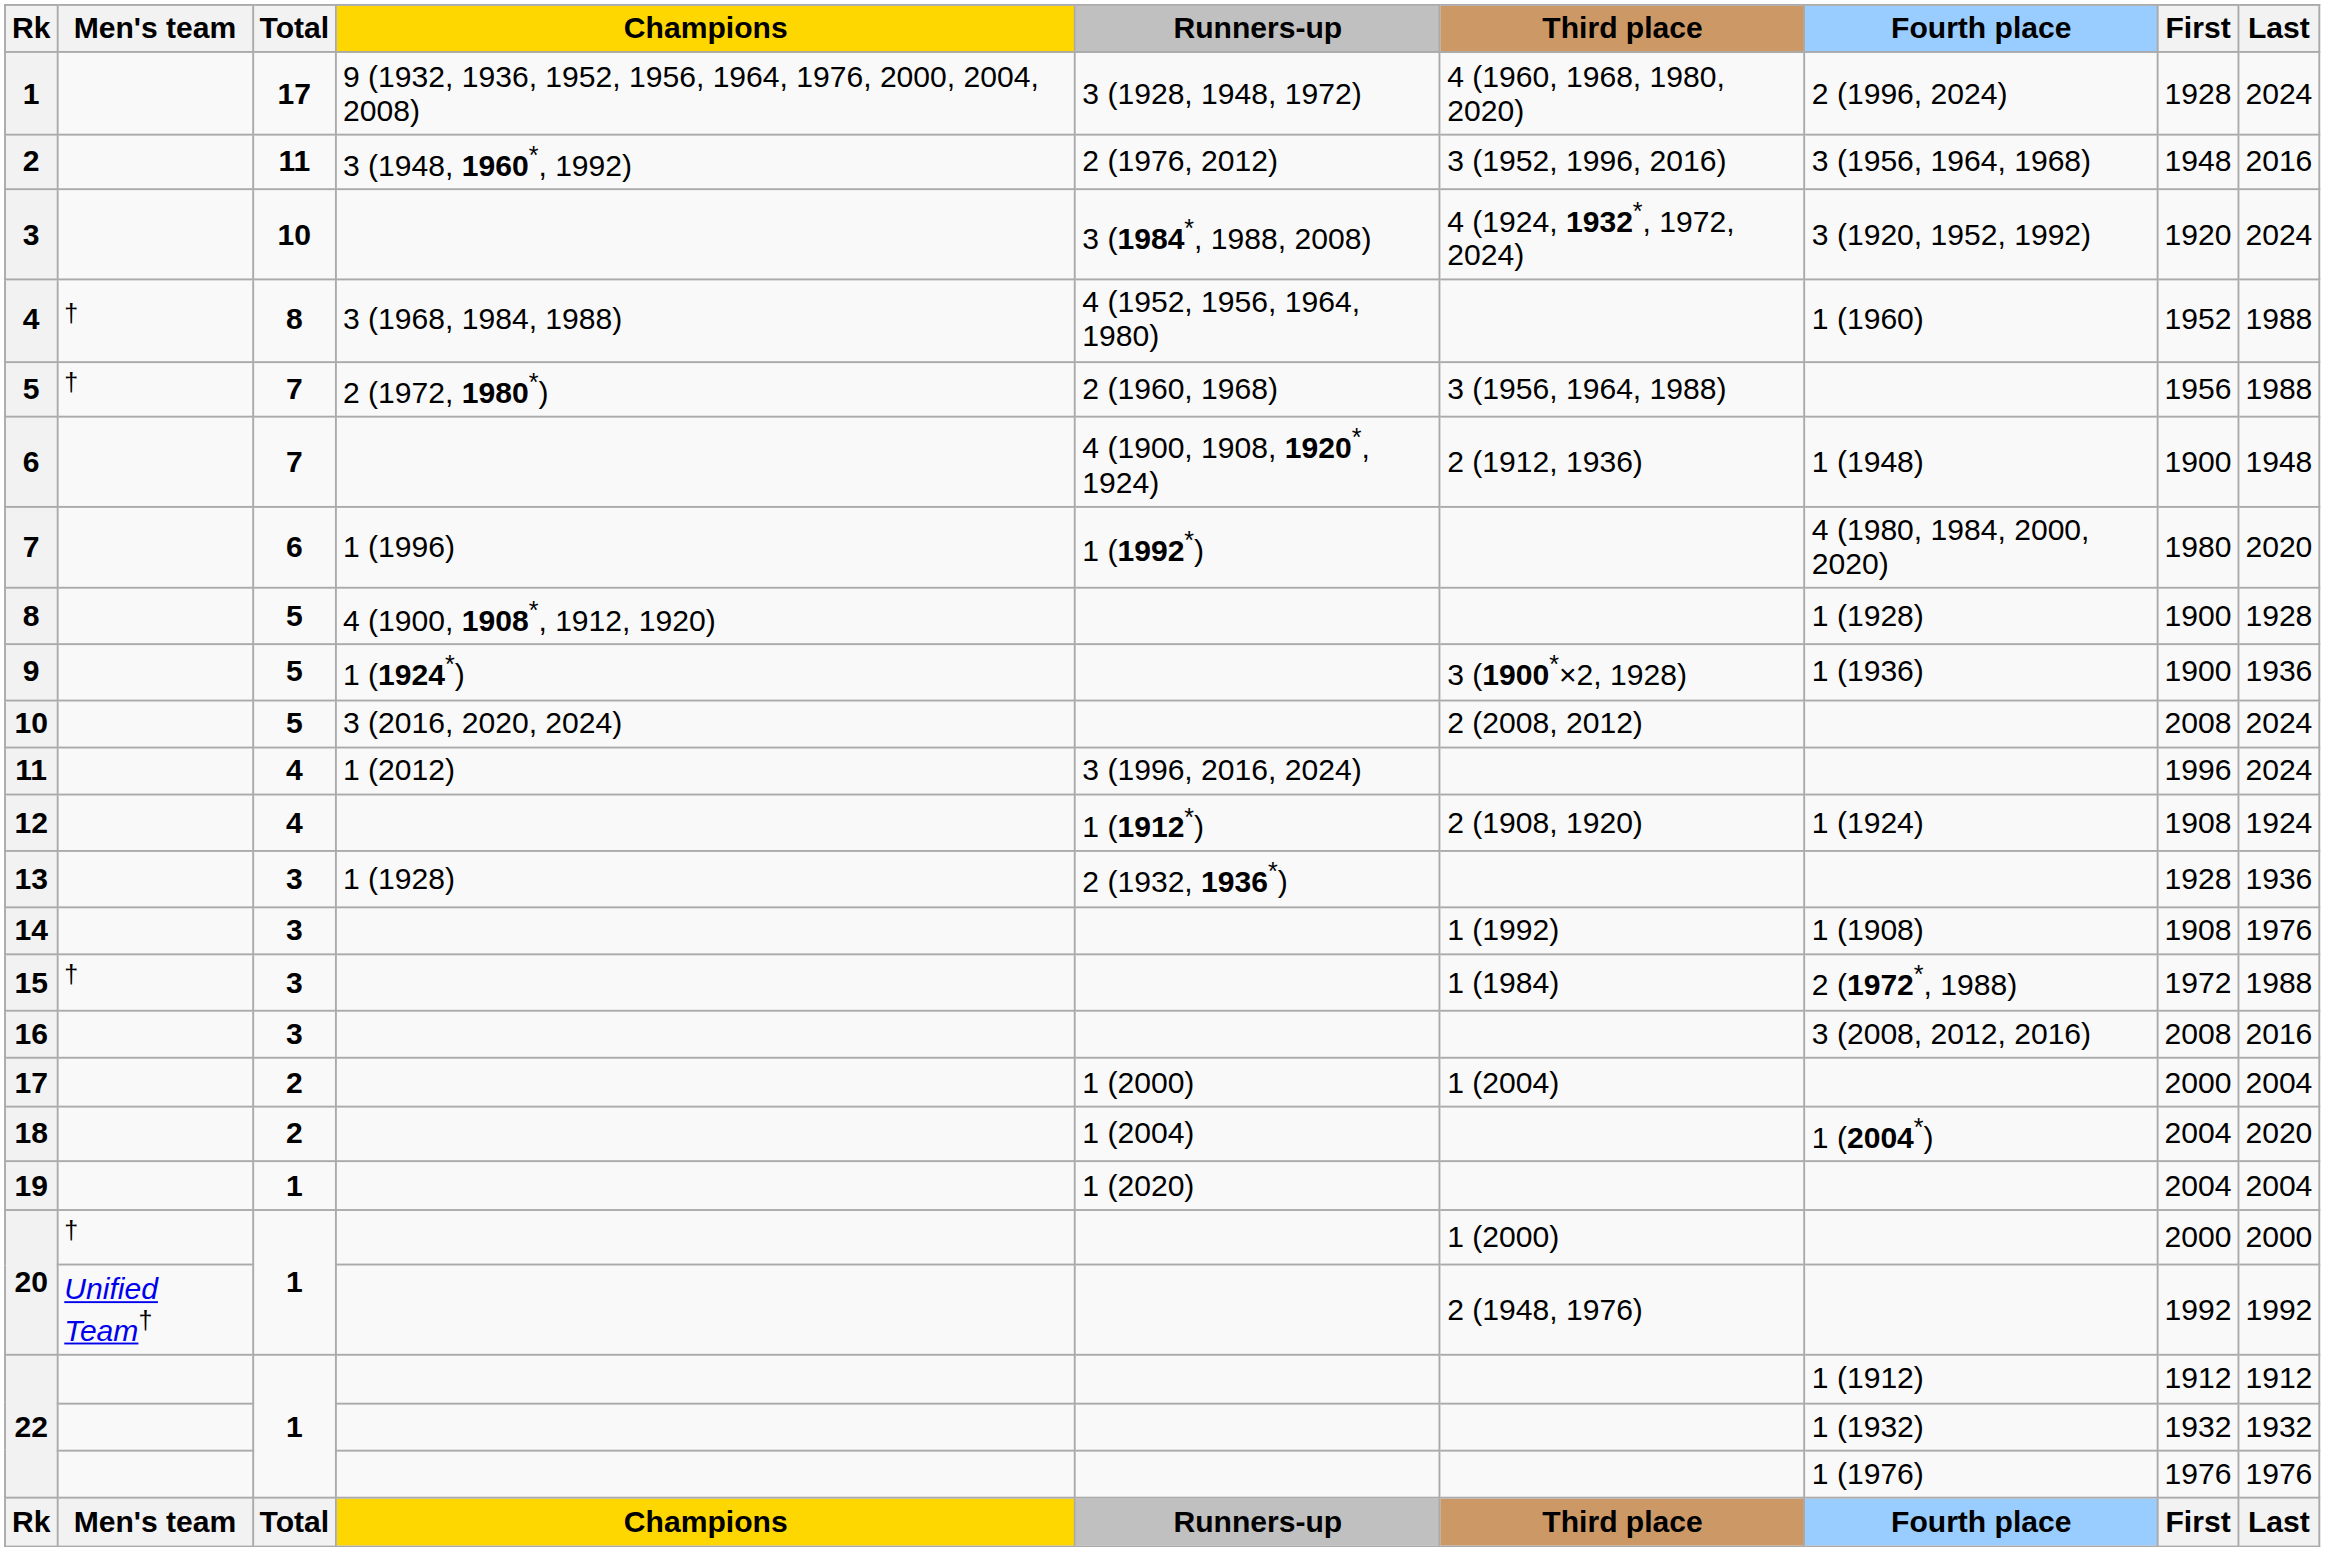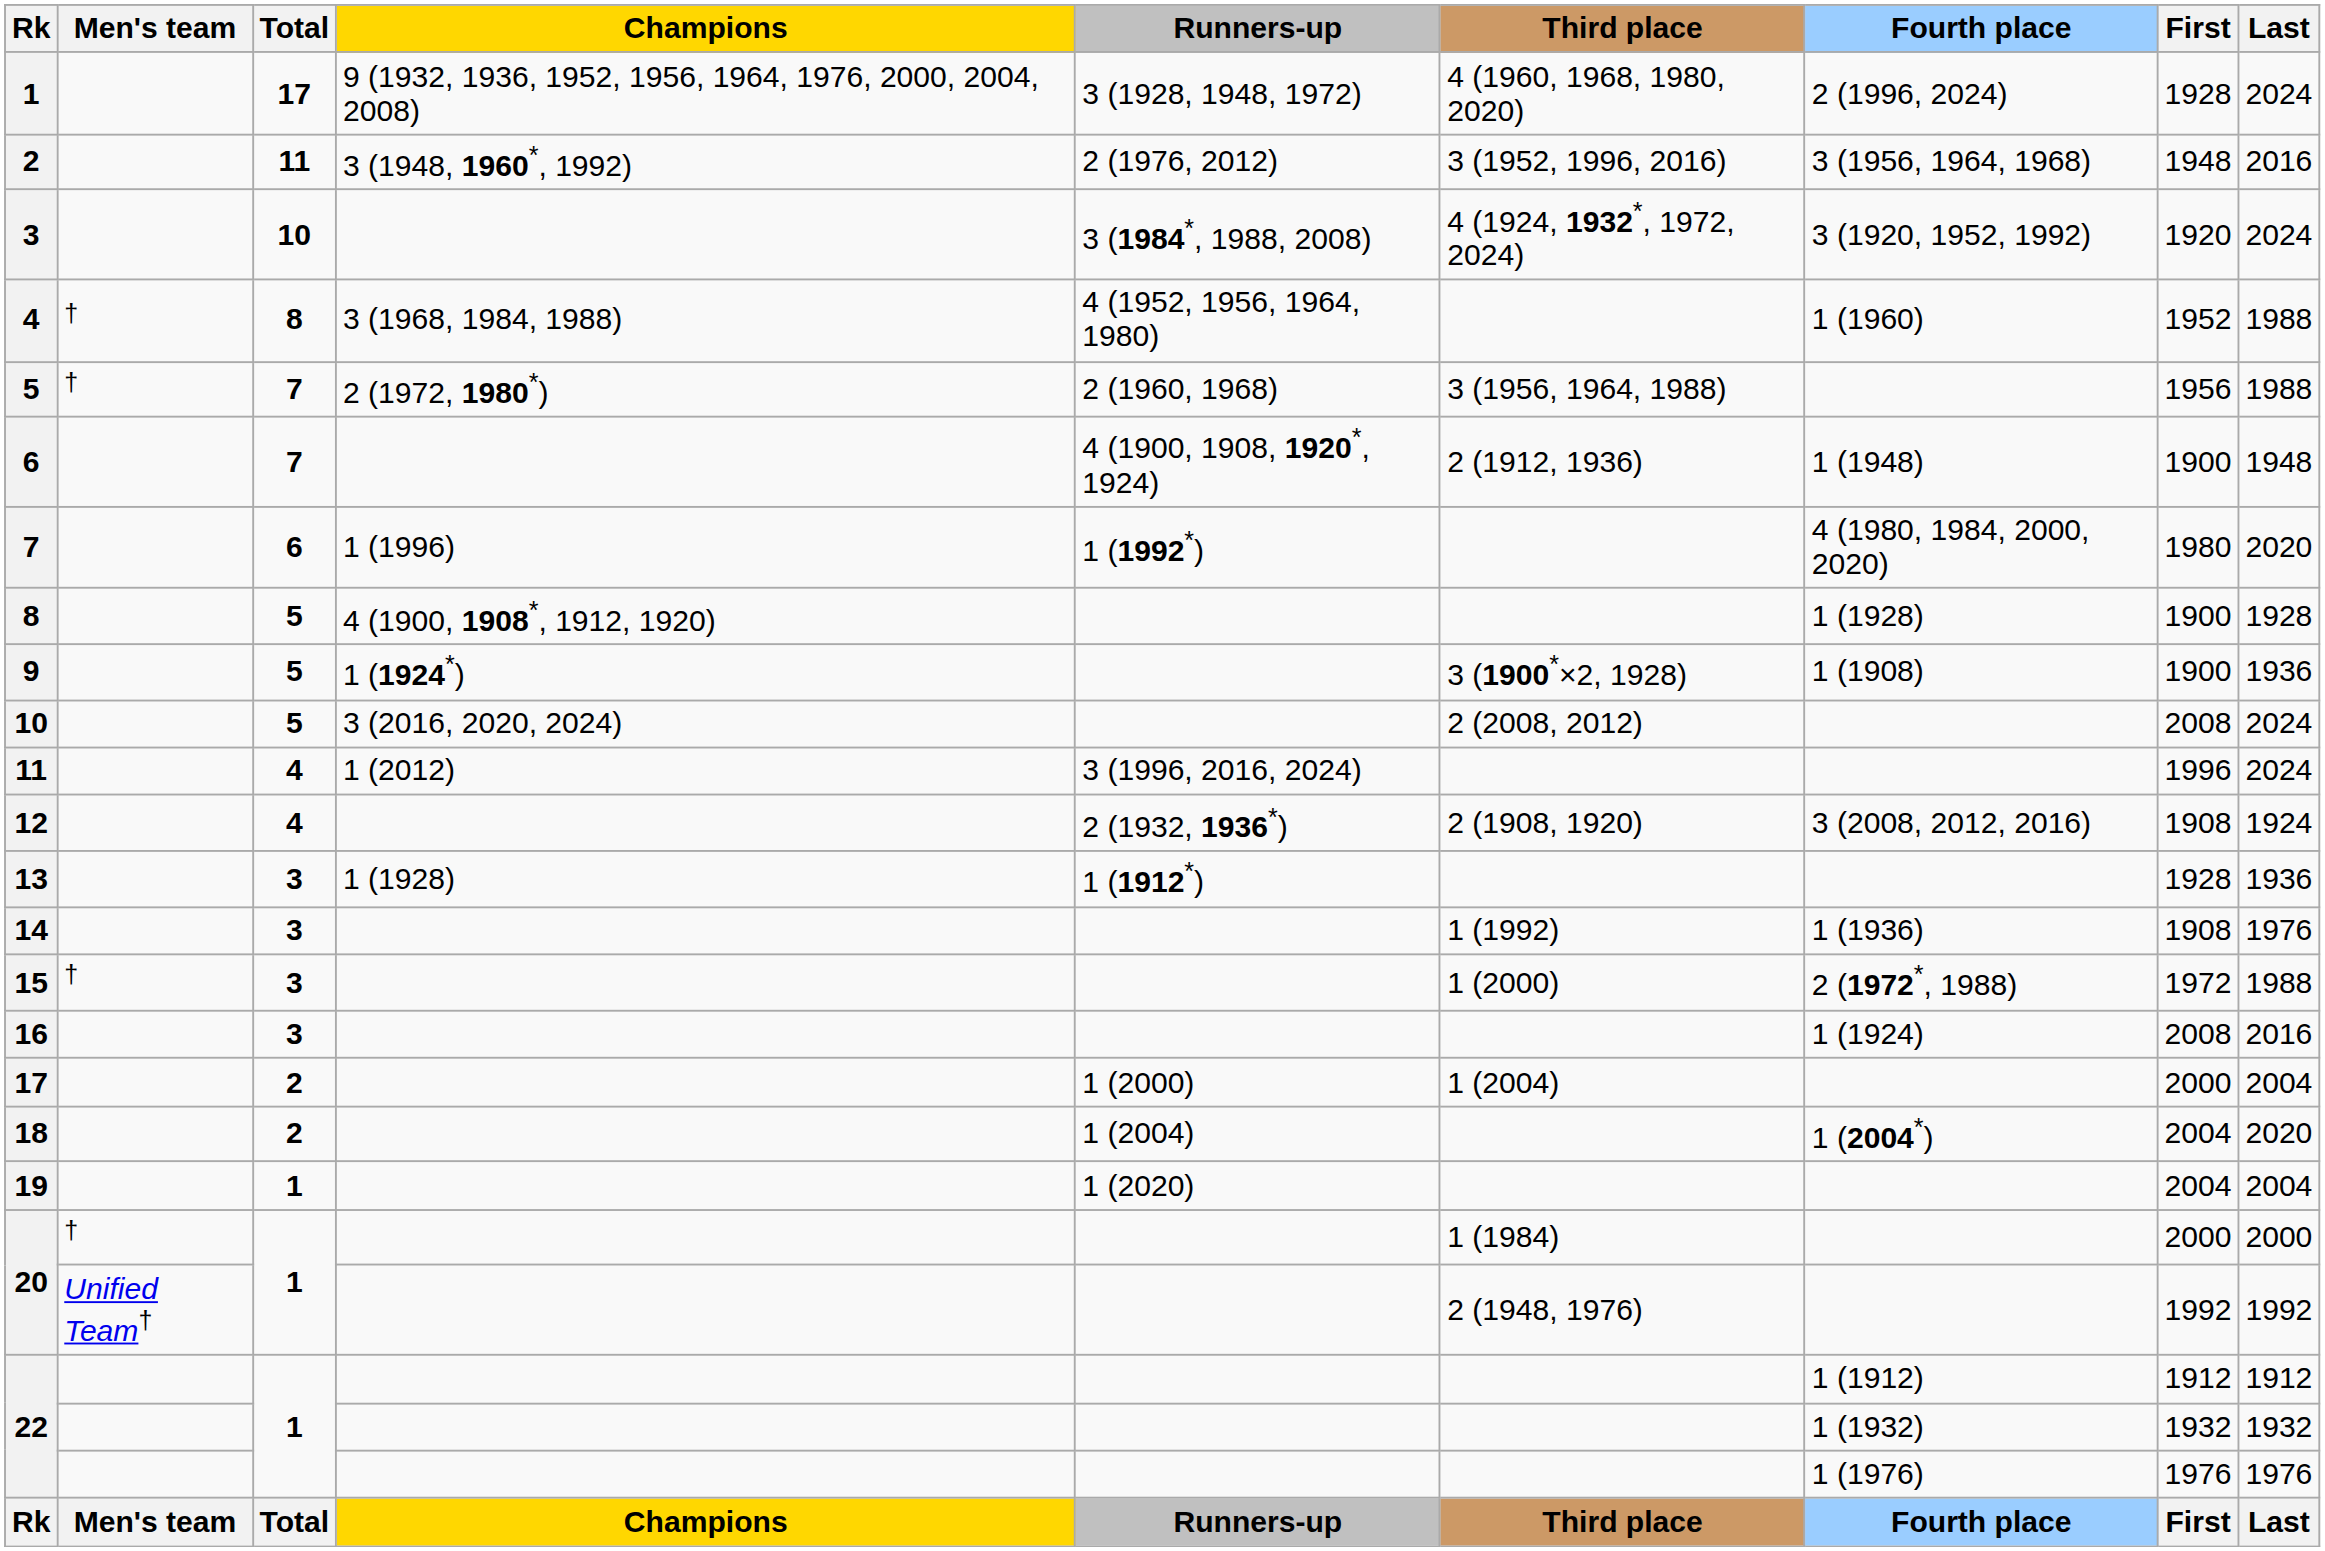(1868, 671) 1 (1936) -> (1868, 671) 1 (1908)
(1143, 822) 1 (1912*) -> (1185, 822) 2 (1932, 1936*)
(1868, 822) 1 (1924) -> (1951, 822) 3 (2008, 2012, 2016)
(1185, 878) 2 (1932, 1936*) -> (1143, 878) 1 (1912*)
(1868, 930) 1 (1908) -> (1868, 930) 1 (1936)
(1503, 982) 1 (1984) -> (1503, 982) 1 (2000)
(1951, 1034) 3 (2008, 2012, 2016) -> (1868, 1034) 1 (1924)
(1503, 1237) 1 (2000) -> (1503, 1237) 1 (1984)
